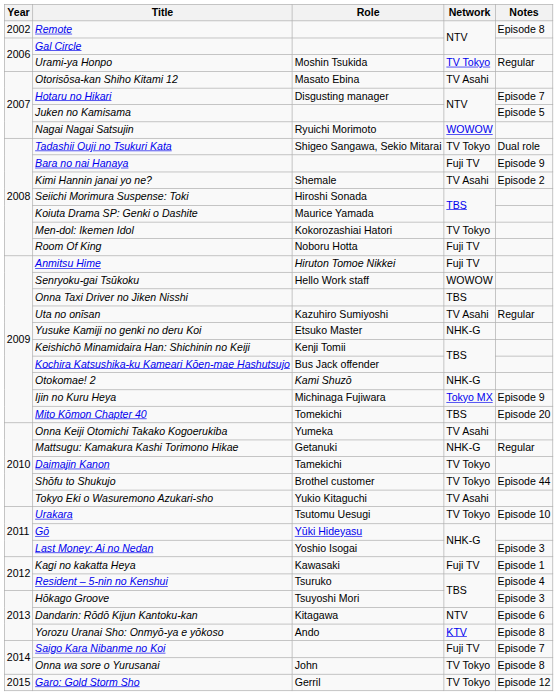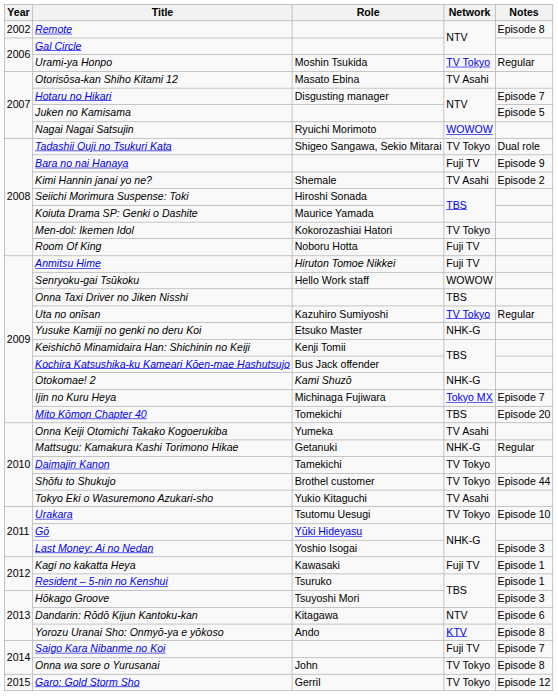(467, 314) TV Asahi -> (468, 314) TV Tokyo
(521, 398) Episode 9 -> (521, 398) Episode 7
(521, 582) Episode 4 -> (521, 582) Episode 1
